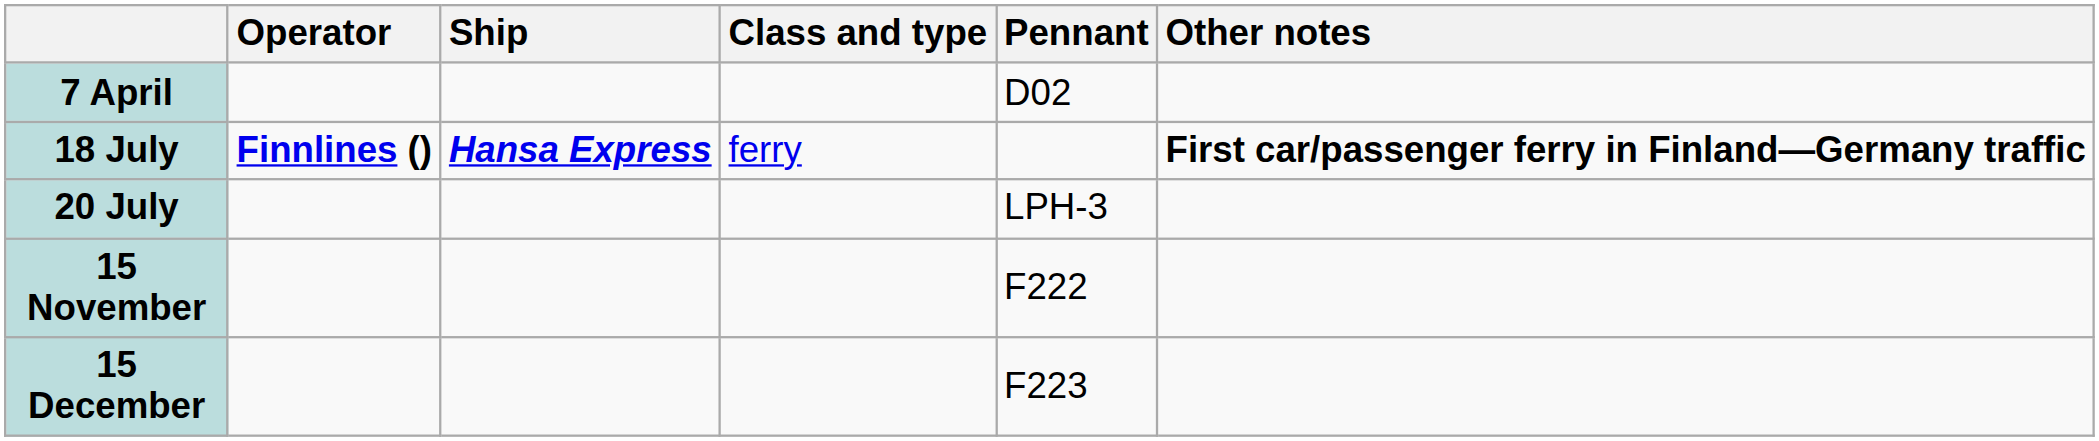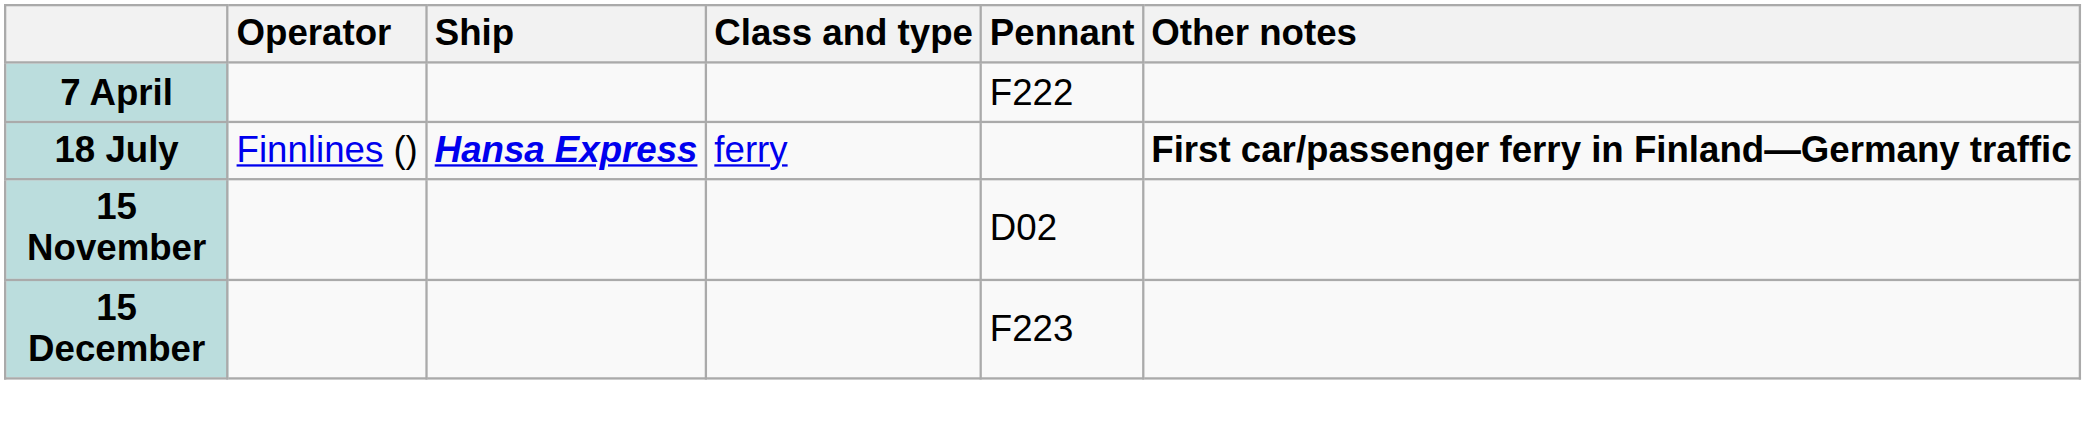(1038, 91) D02 -> (1032, 91) F222
(334, 149) bold -> (327, 149) normal
- row: (117, 207)
(1046, 286) F222 -> (1023, 228) D02
